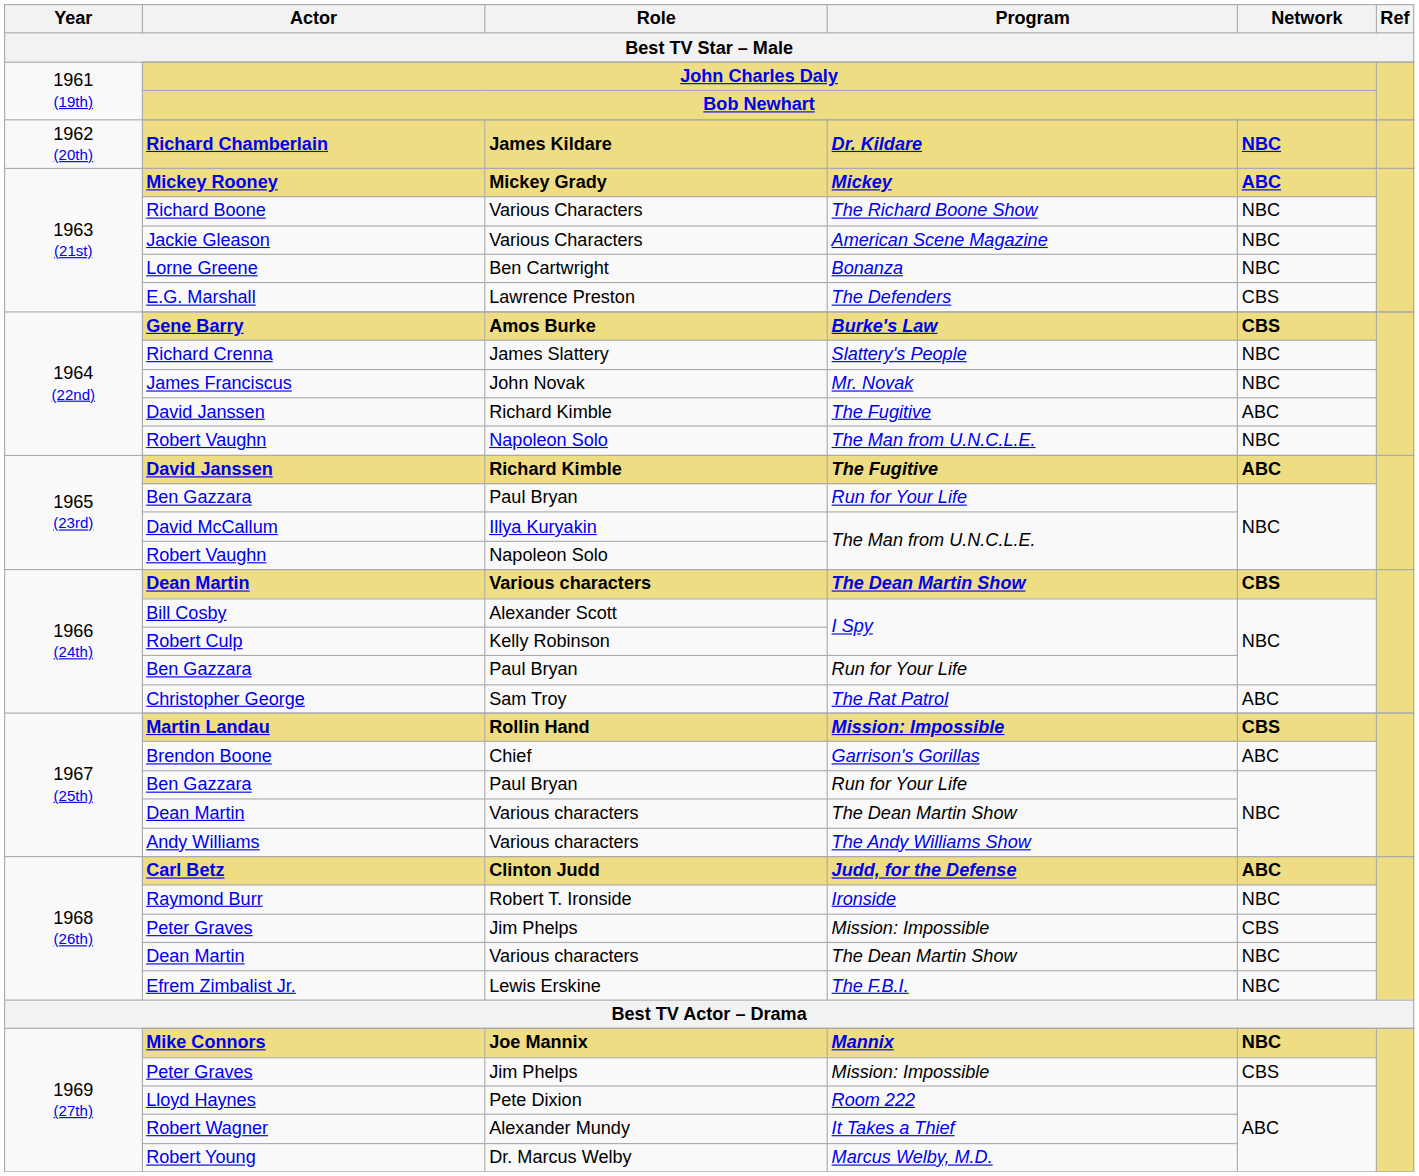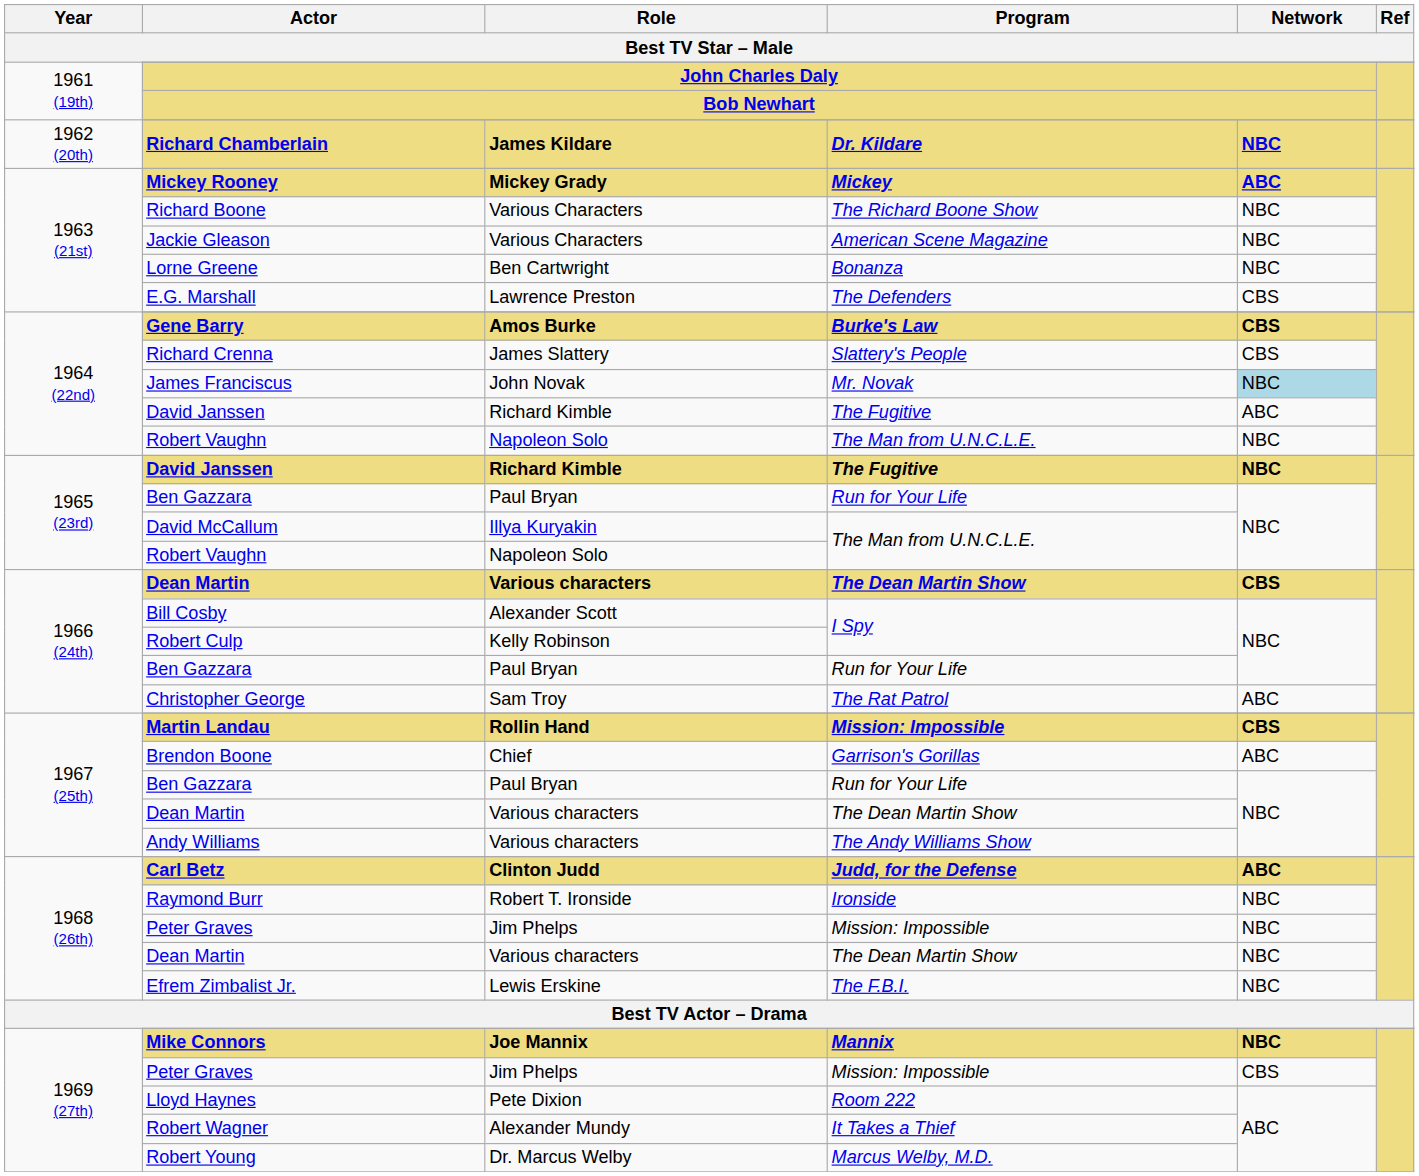(1261, 354) NBC -> (1260, 354) CBS
(1261, 383) no background -> (1261, 383) lightblue background
(1261, 469) ABC -> (1261, 469) NBC
(1260, 928) CBS -> (1261, 928) NBC
